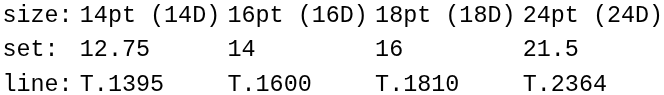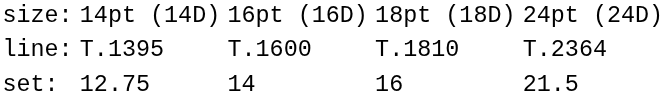rows swapped: (30, 50) <-> (38, 84)
